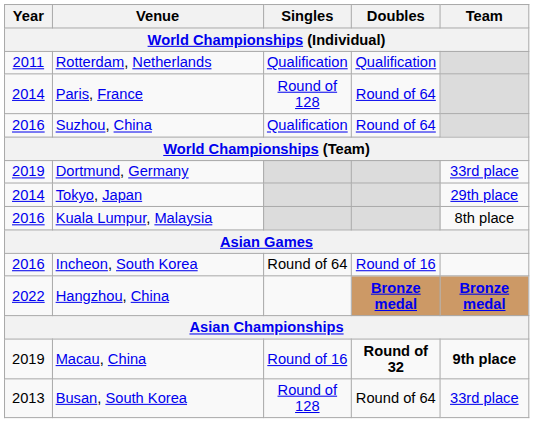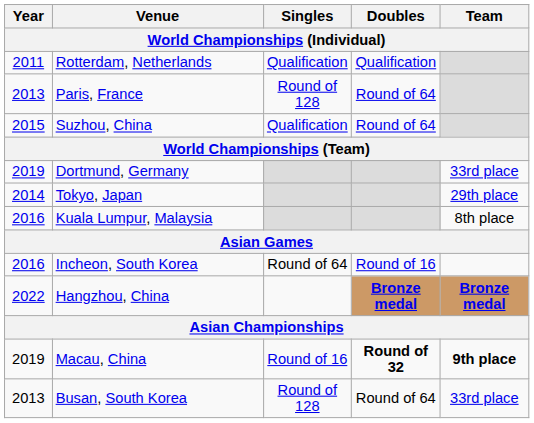(28, 94) 2014 -> (28, 94) 2013
(28, 126) 2016 -> (28, 126) 2015
